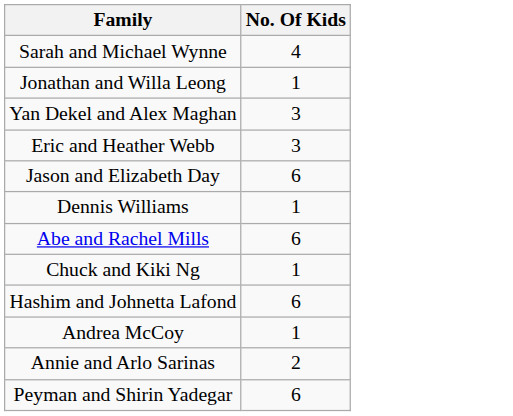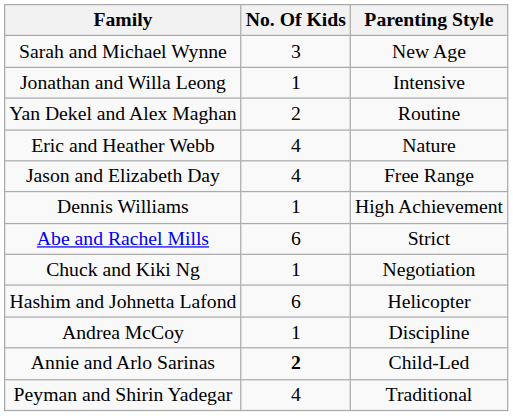+ column: (429, 20)
(296, 51) 4 -> (296, 51) 3
(296, 113) 3 -> (296, 113) 2
(296, 144) 3 -> (296, 144) 4
(296, 176) 6 -> (296, 176) 4
(296, 363) normal -> (296, 363) bold
(296, 394) 6 -> (296, 394) 4
